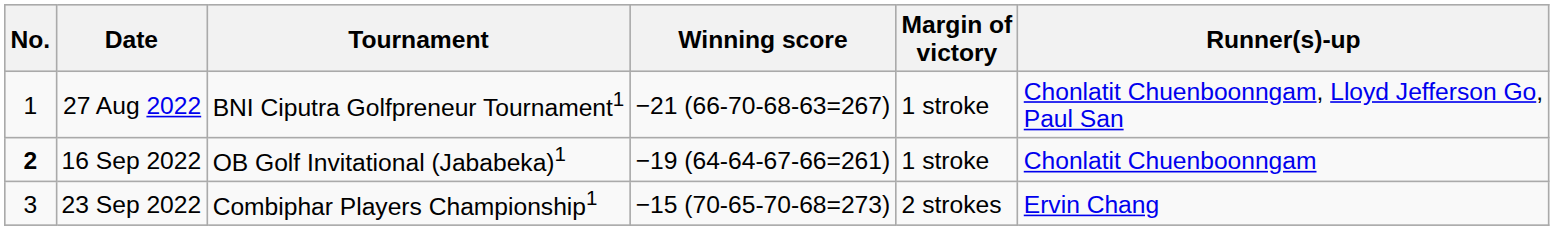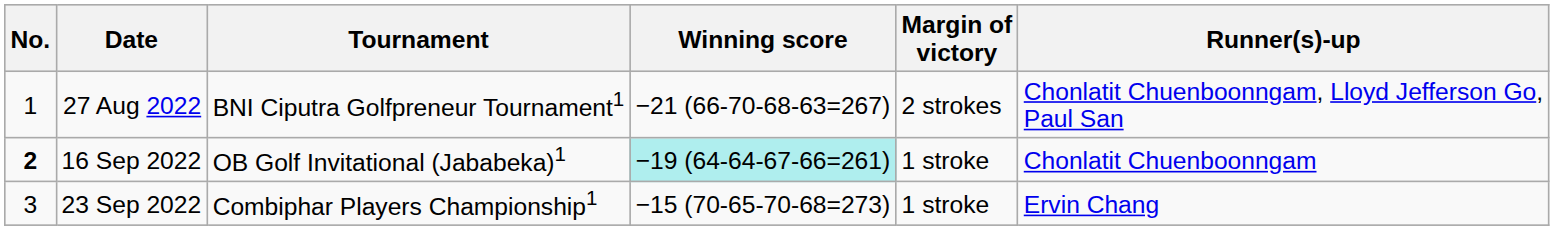(945, 105) 1 stroke -> (952, 105) 2 strokes
(763, 160) no background -> (763, 160) paleturquoise background
(952, 204) 2 strokes -> (945, 204) 1 stroke
